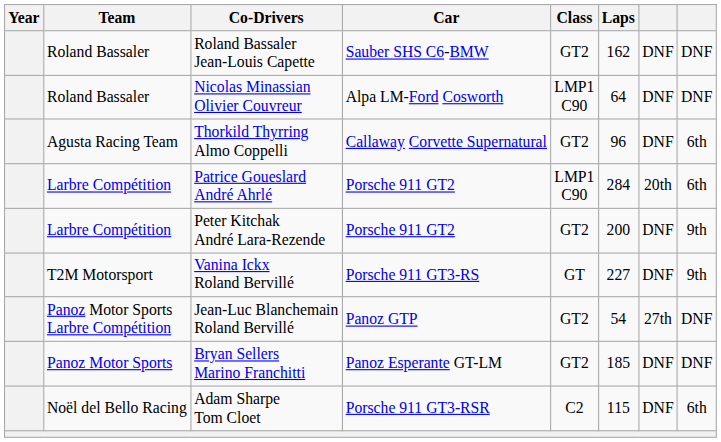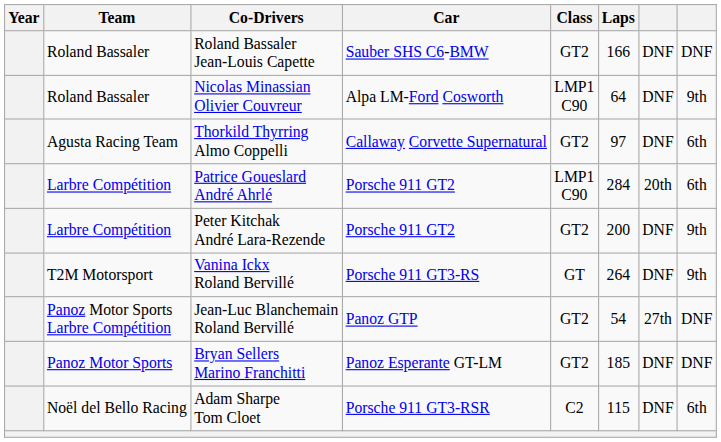(618, 52) 162 -> (618, 52) 166
(697, 97) DNF -> (697, 97) 9th
(618, 141) 96 -> (618, 141) 97
(618, 275) 227 -> (618, 275) 264
